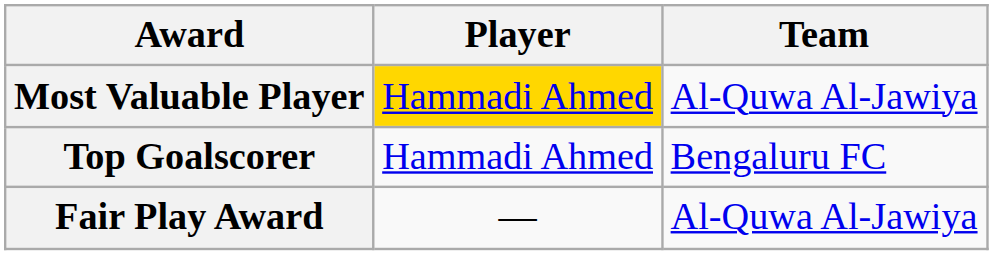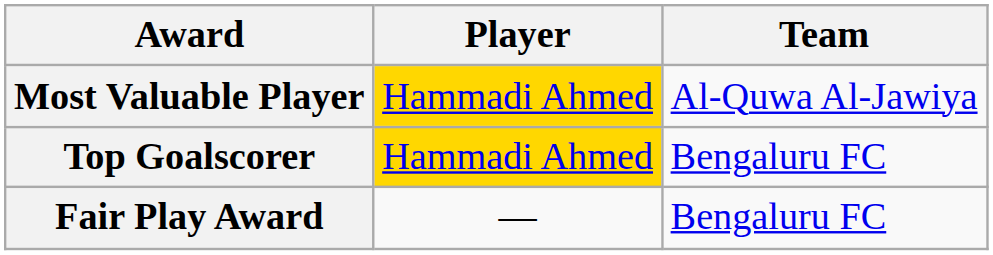(518, 156) no background -> (518, 156) gold background
(824, 216) Al-Quwa Al-Jawiya -> (778, 216) Bengaluru FC
